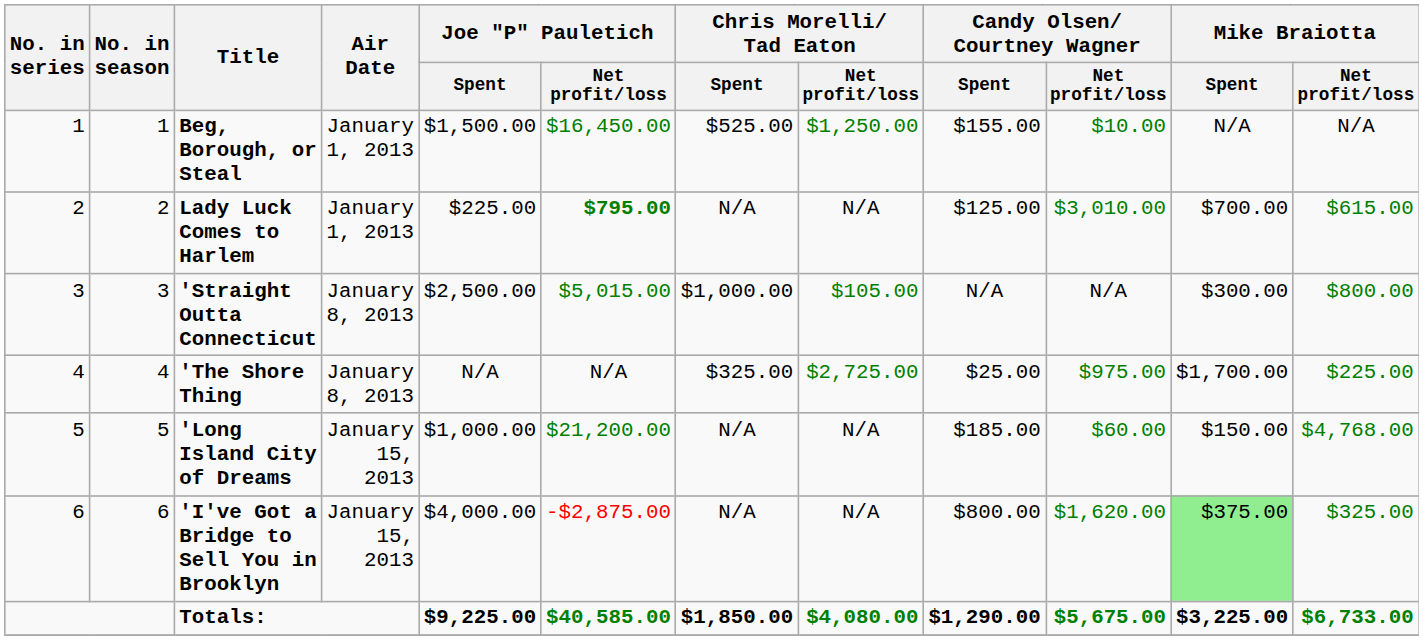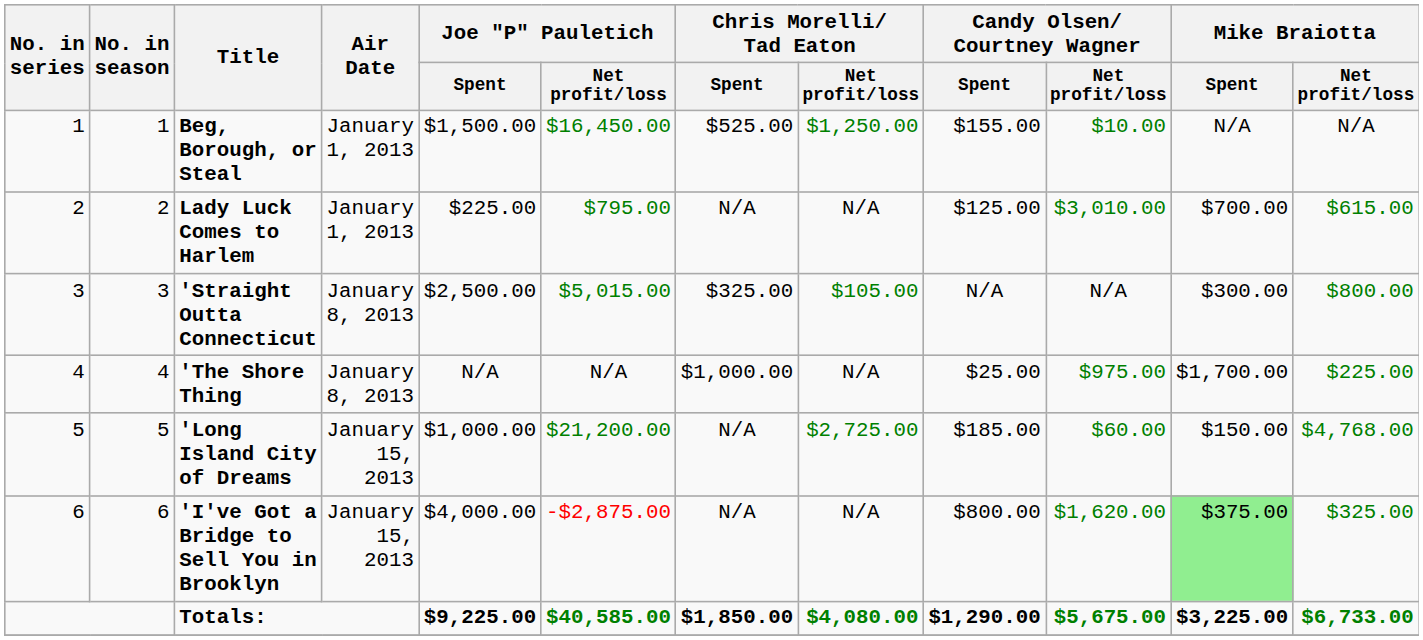(627, 209) bold -> (627, 209) normal
(737, 290) $1,000.00 -> (749, 290) $325.00
(749, 372) $325.00 -> (737, 372) $1,000.00
(862, 372) $2,725.00 -> (861, 372) N/A
(861, 430) N/A -> (862, 430) $2,725.00
